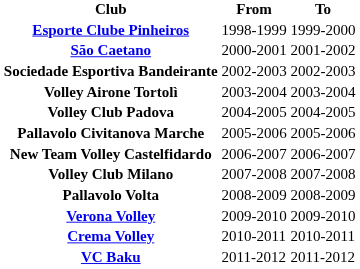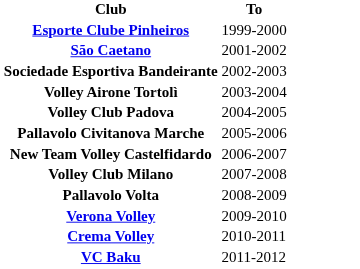- column: (254, 9)
